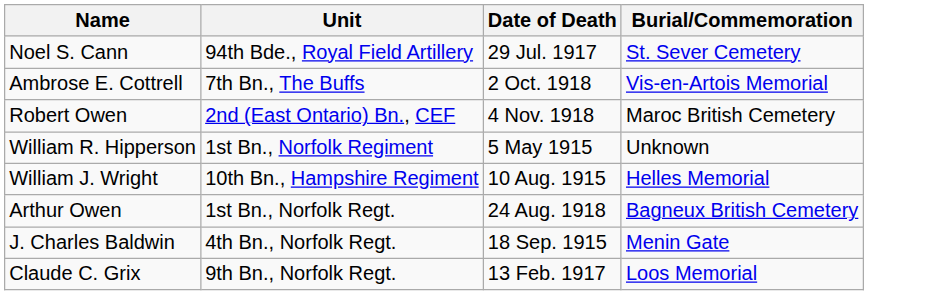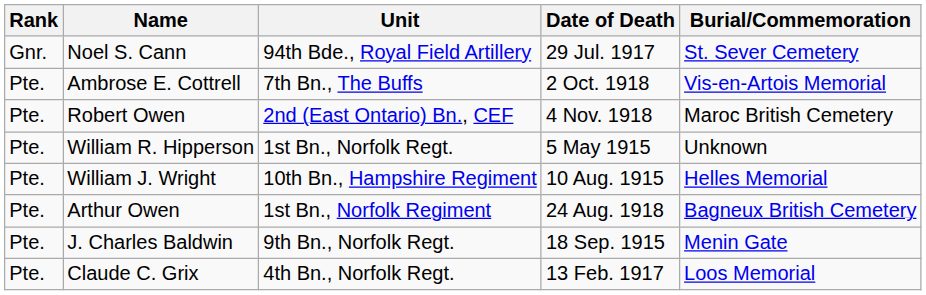+ column: (34, 20)
(319, 147) 1st Bn., Norfolk Regiment -> (358, 147) 1st Bn., Norfolk Regt.
(300, 210) 1st Bn., Norfolk Regt. -> (377, 210) 1st Bn., Norfolk Regiment
(301, 242) 4th Bn., Norfolk Regt. -> (359, 242) 9th Bn., Norfolk Regt.
(301, 274) 9th Bn., Norfolk Regt. -> (359, 274) 4th Bn., Norfolk Regt.
